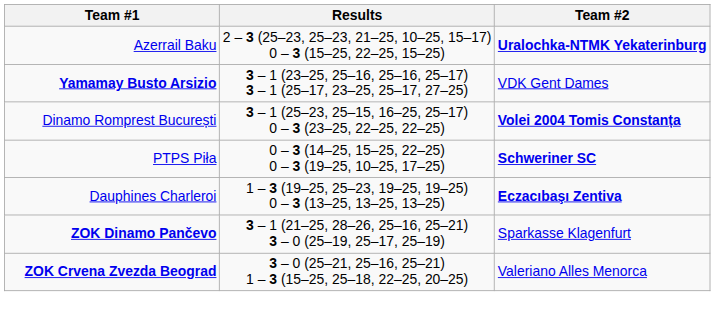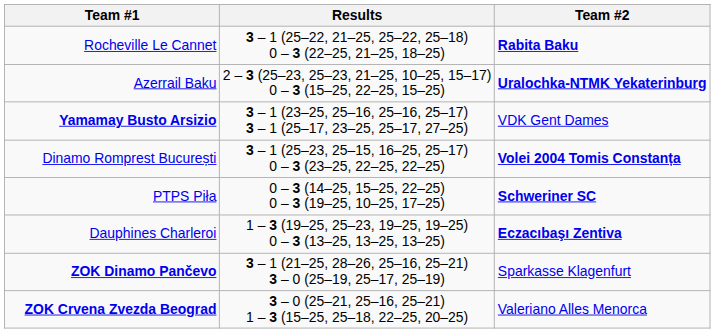+ row: (150, 45)
